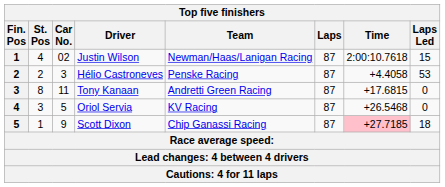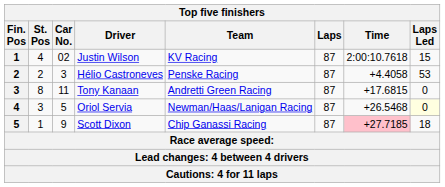(240, 58) Newman/Haas/Lanigan Racing -> (193, 58) KV Racing
(193, 108) KV Racing -> (240, 108) Newman/Haas/Lanigan Racing
(425, 108) no background -> (425, 108) lightyellow background
